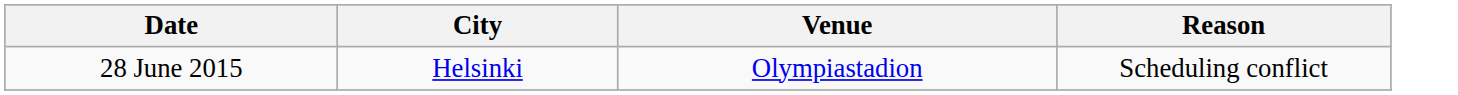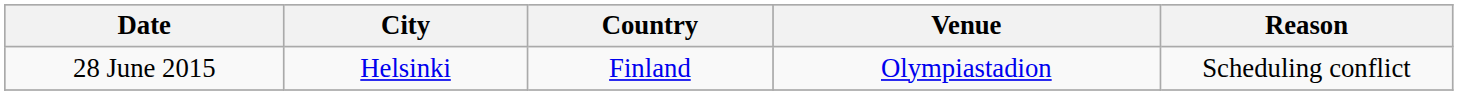+ column: (650, 25)
